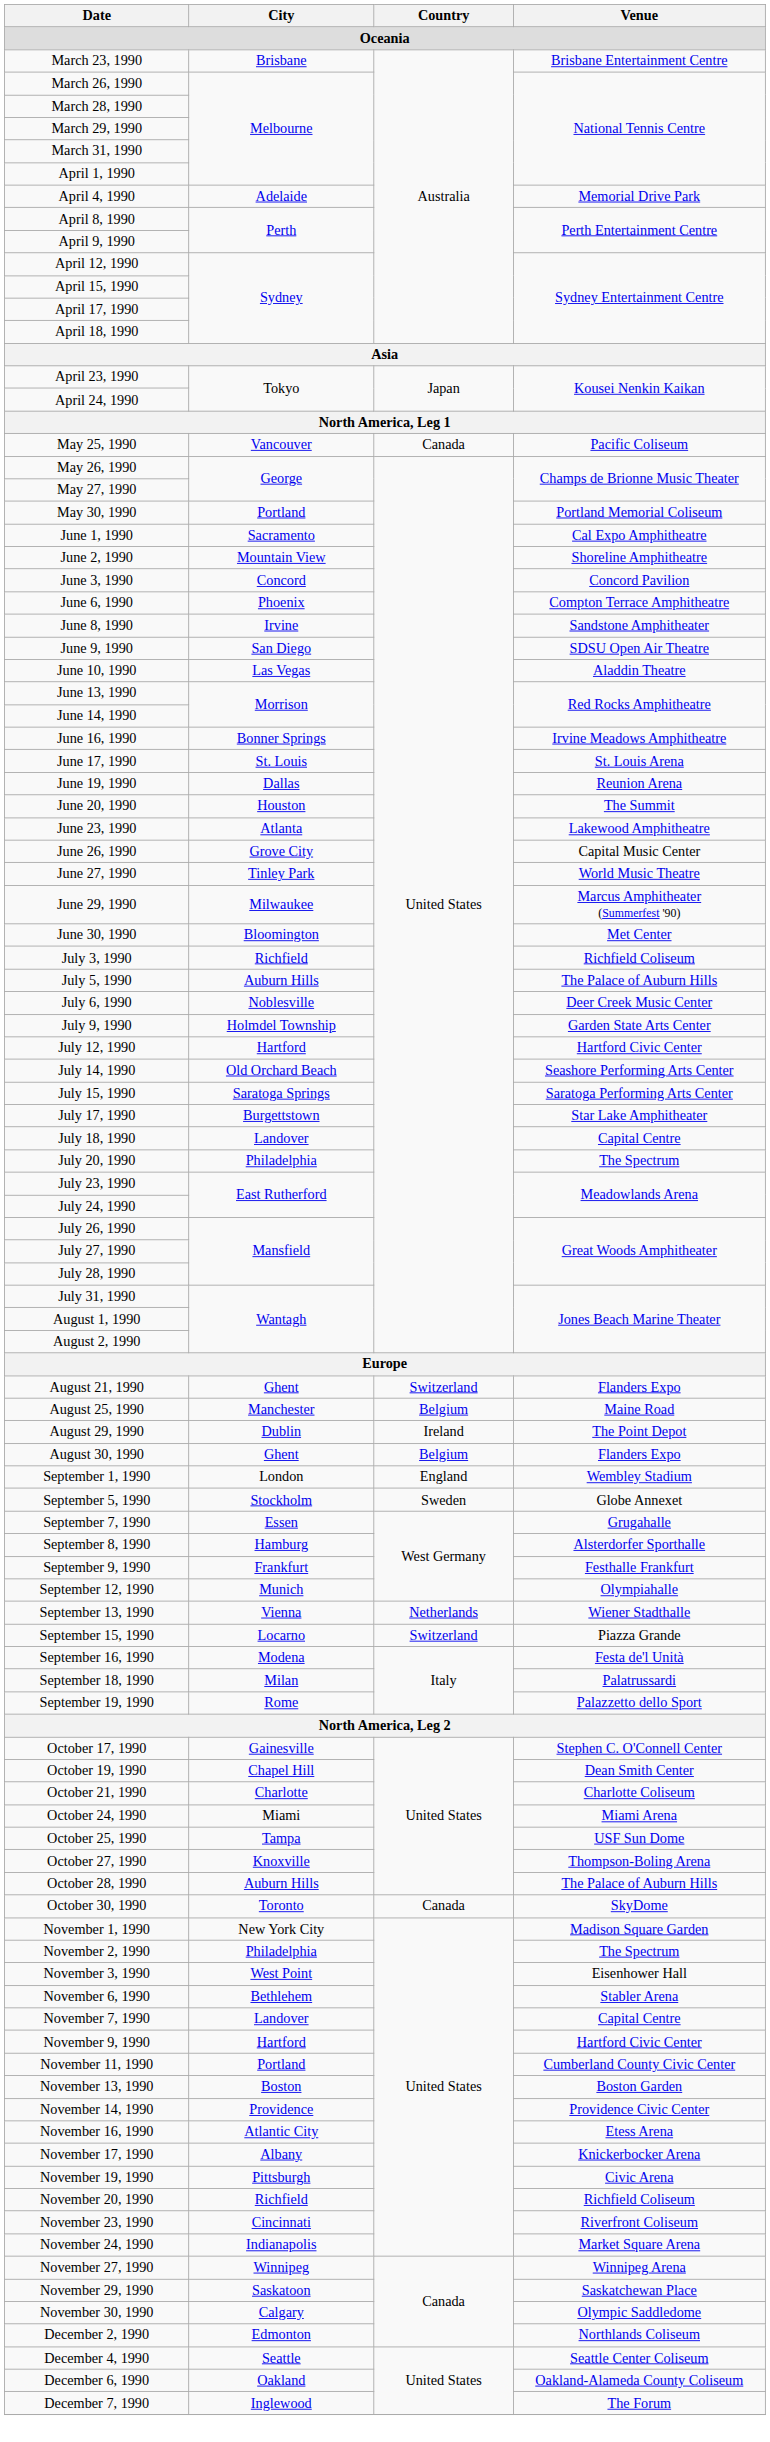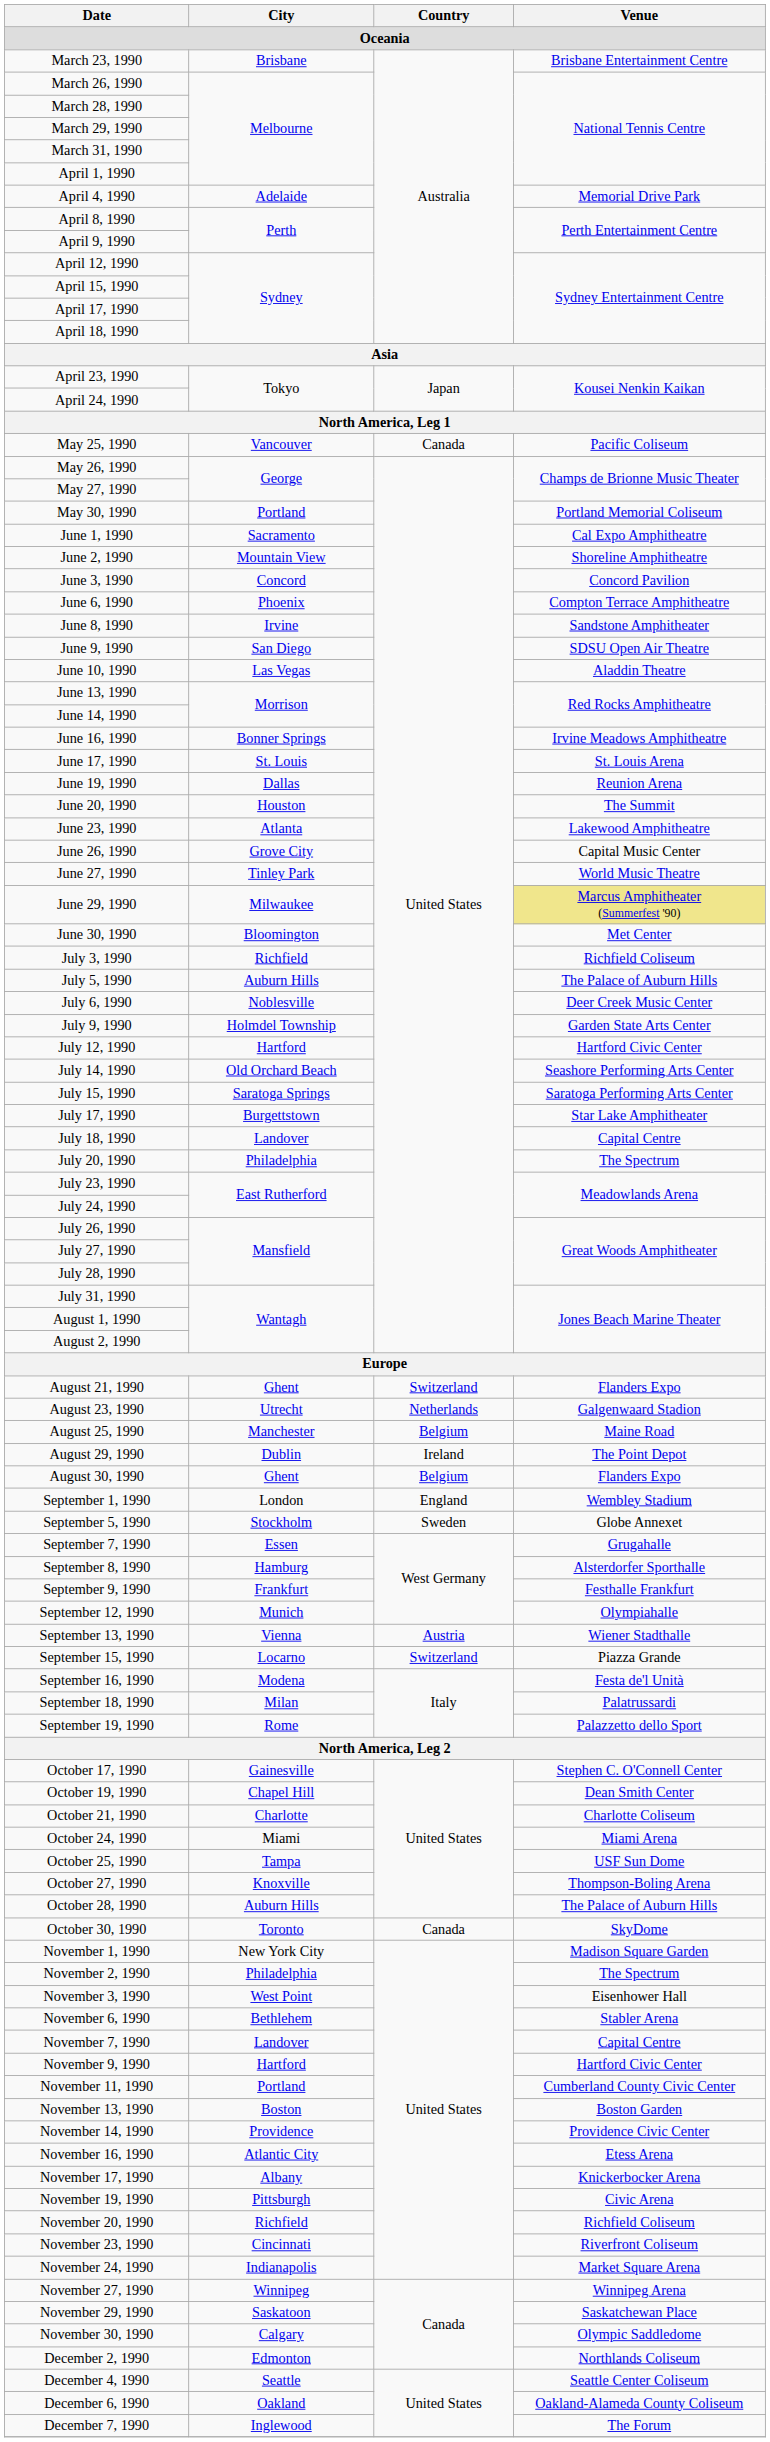(639, 904) no background -> (639, 904) khaki background
+ row: (97, 1409)
(444, 1612) Netherlands -> (444, 1635) Austria
